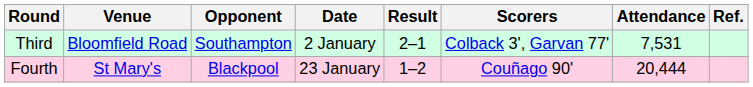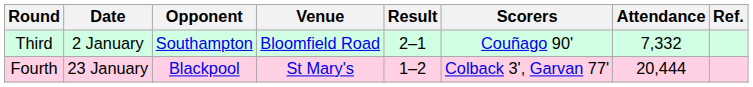columns swapped: (340, 17) <-> (127, 17)
(527, 43) Colback 3', Garvan 77' -> (527, 43) Couñago 90'
(661, 43) 7,531 -> (661, 43) 7,332
(527, 69) Couñago 90' -> (527, 69) Colback 3', Garvan 77'
